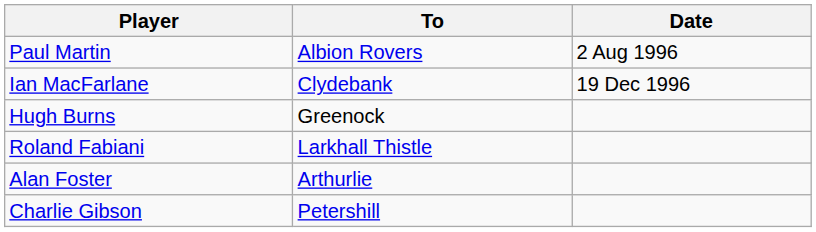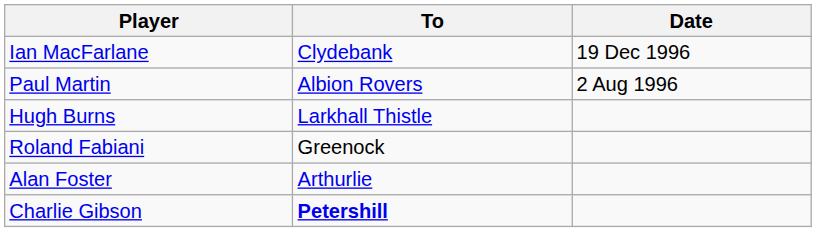rows swapped: (60, 52) <-> (79, 84)
(341, 116) Greenock -> (365, 116) Larkhall Thistle
(365, 148) Larkhall Thistle -> (341, 148) Greenock
(339, 211) normal -> (343, 211) bold
